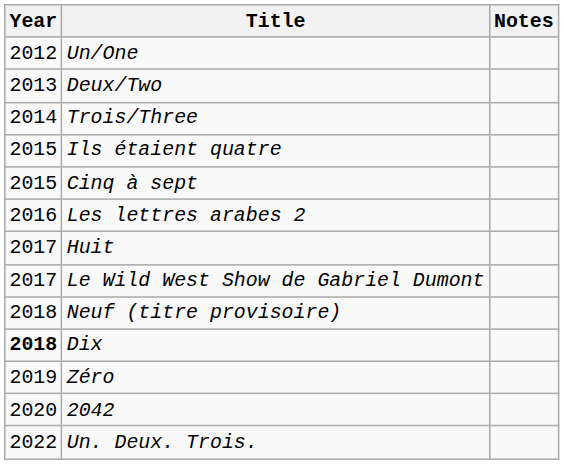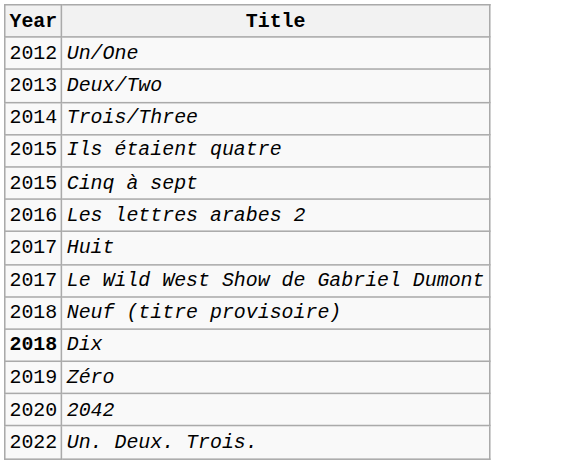- column: (524, 21)
